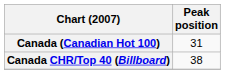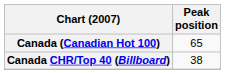(196, 43) 31 -> (196, 43) 65
